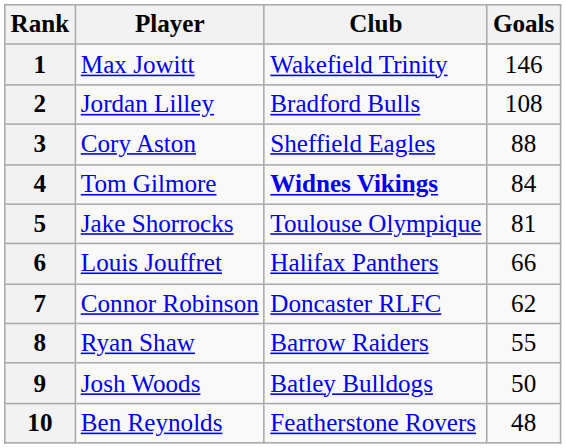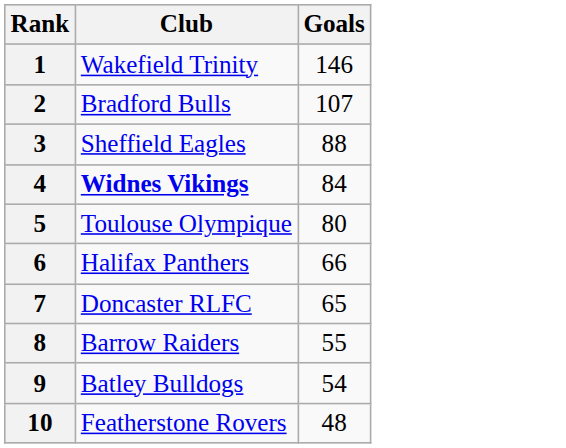- column: (170, 24)
(524, 104) 108 -> (334, 104) 107
(524, 223) 81 -> (334, 223) 80
(524, 303) 62 -> (334, 303) 65
(524, 382) 50 -> (334, 382) 54
